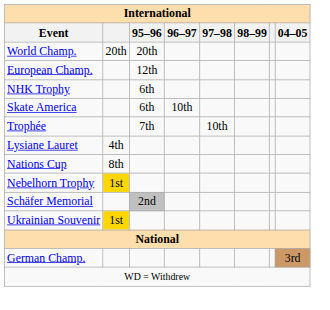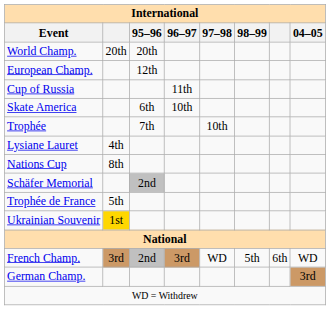+ row: (41, 88)
- row: (39, 88)
- row: (51, 182)
+ row: (51, 201)
+ row: (44, 257)
